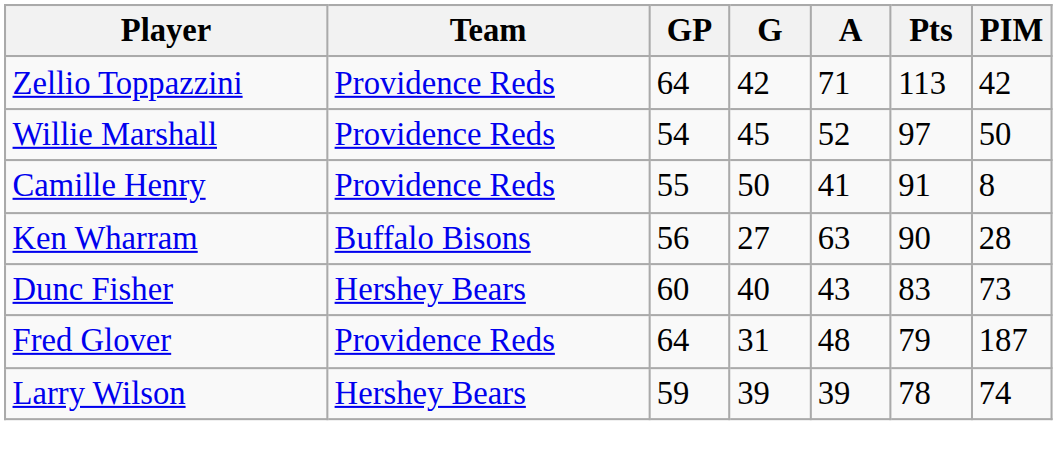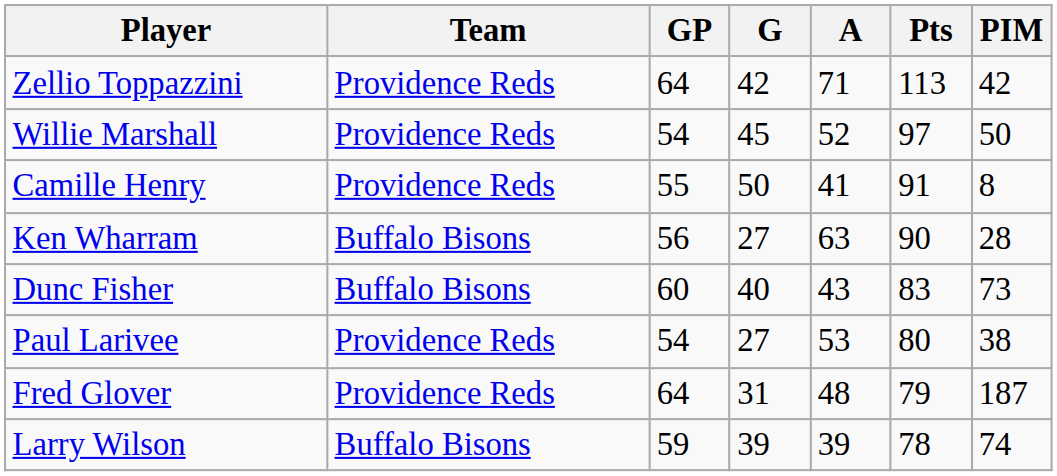(430, 289) Hershey Bears -> (433, 289) Buffalo Bisons
+ row: (95, 340)
(430, 392) Hershey Bears -> (433, 444) Buffalo Bisons
